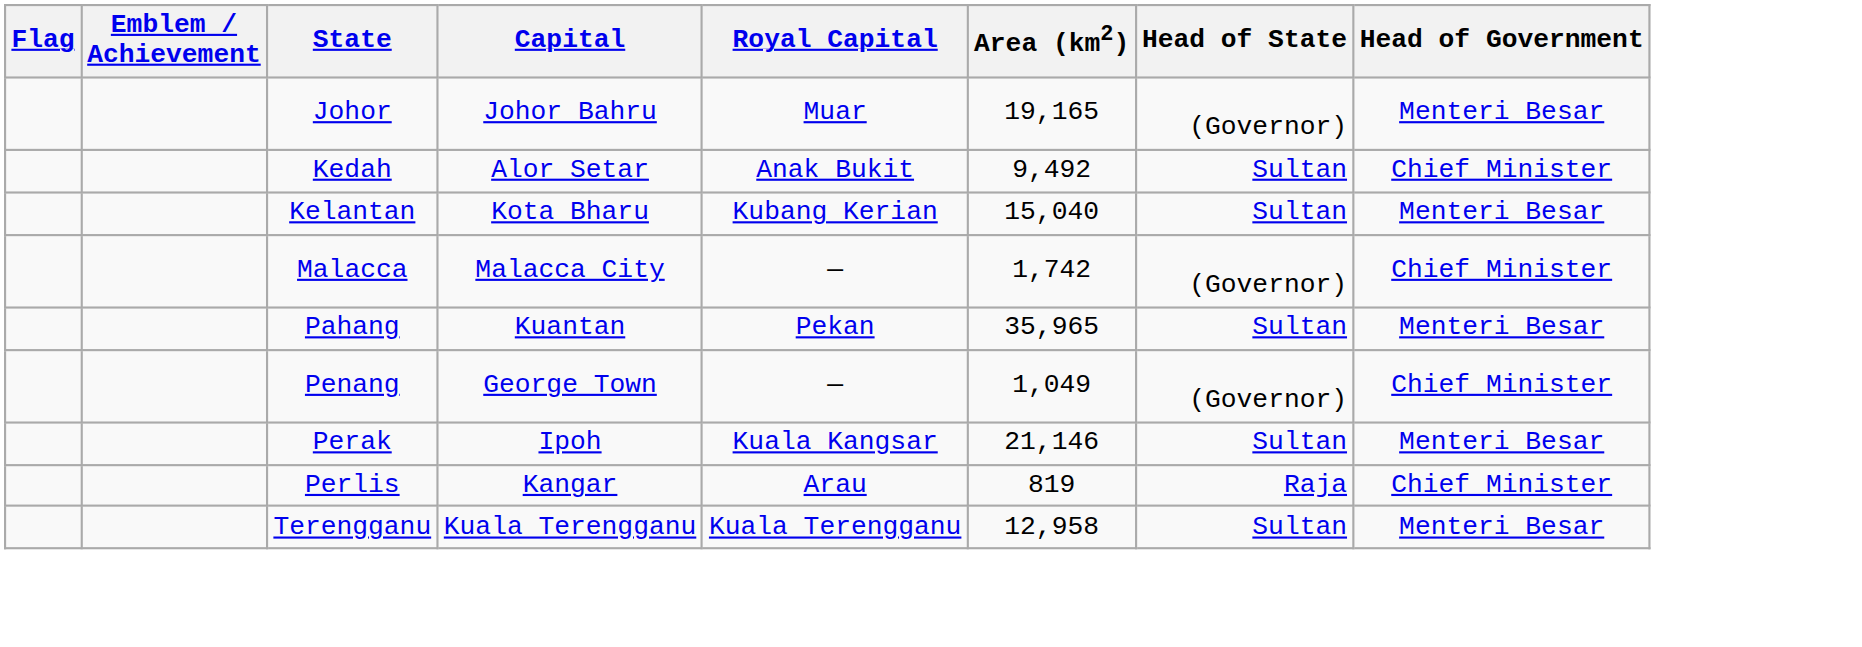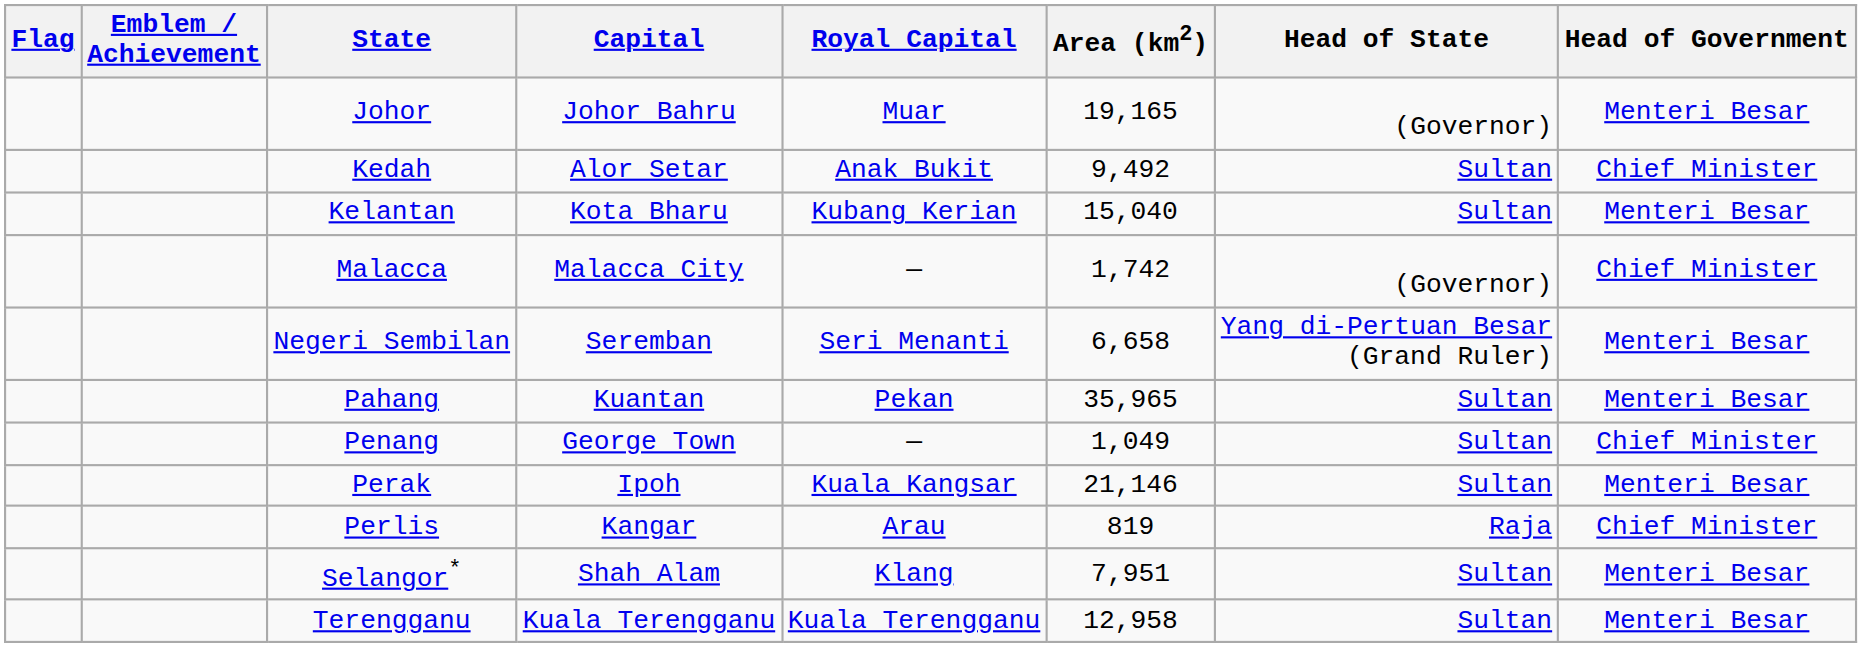+ row: (392, 343)
(1268, 401) (Governor) -> (1505, 443) Sultan
+ row: (392, 575)
